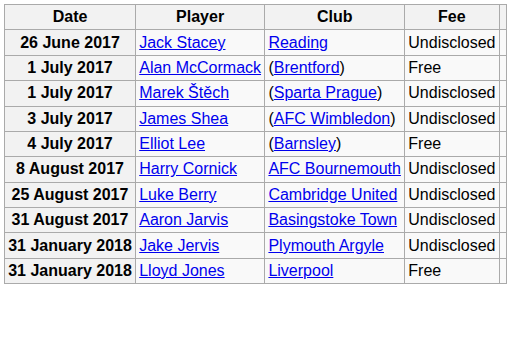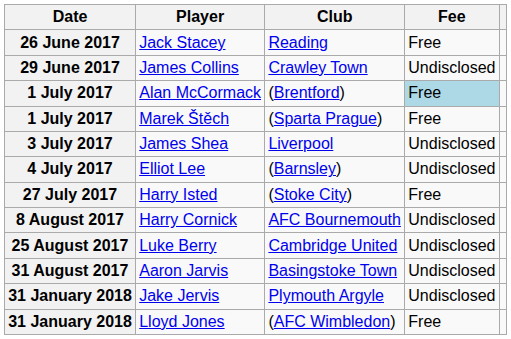(452, 42) Undisclosed -> (425, 42) Free
+ row: (189, 67)
(425, 67) no background -> (425, 93) lightblue background
(452, 93) Undisclosed -> (425, 118) Free
(332, 118) (AFC Wimbledon) -> (301, 144) Liverpool
(425, 144) Free -> (452, 169) Undisclosed
+ row: (178, 194)
(301, 270) Liverpool -> (332, 321) (AFC Wimbledon)
